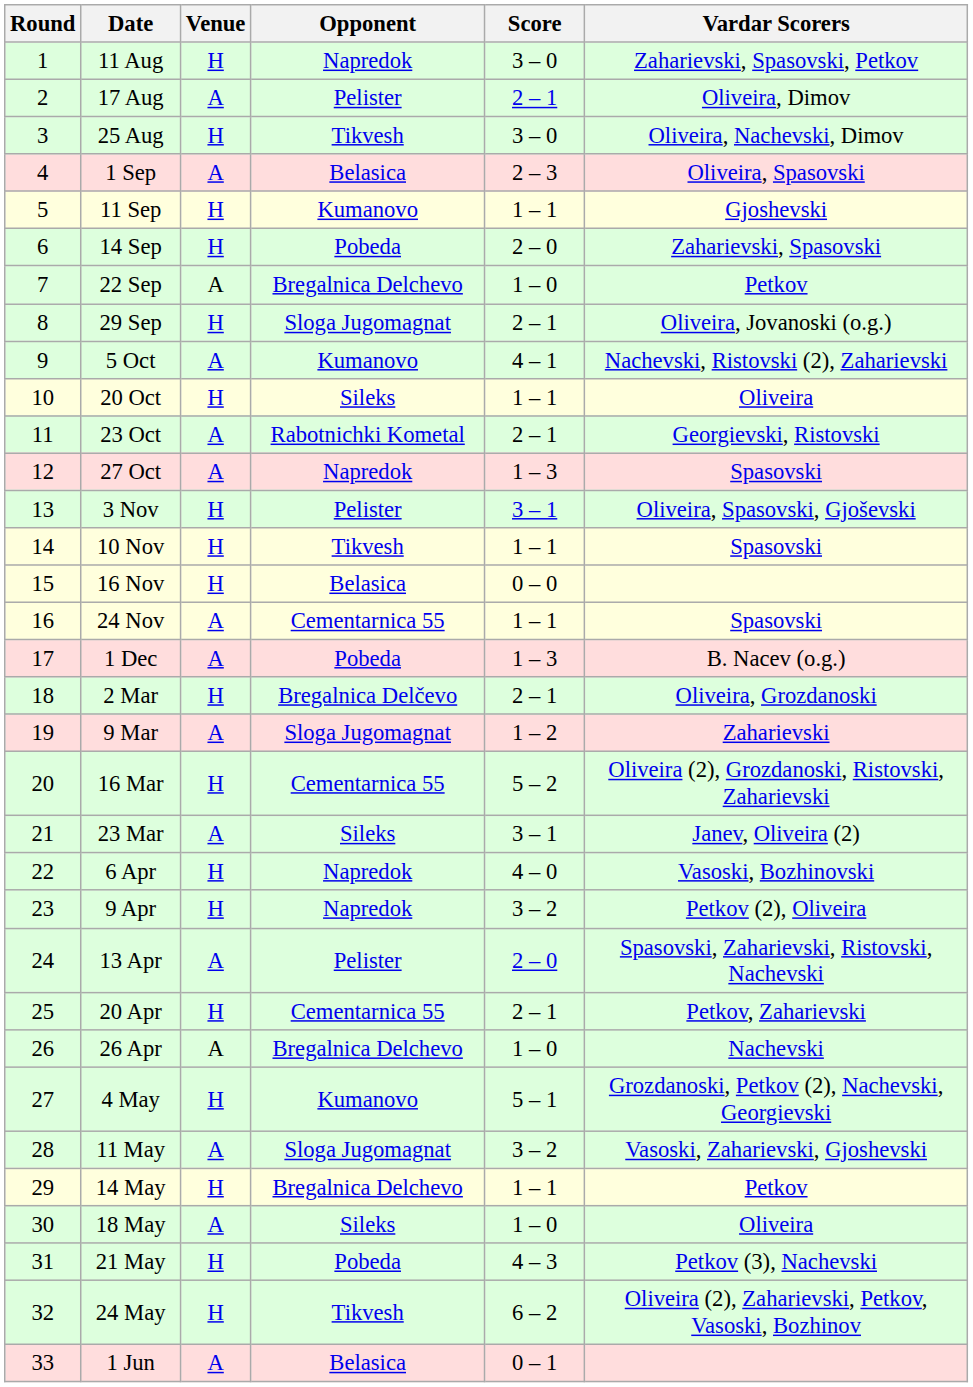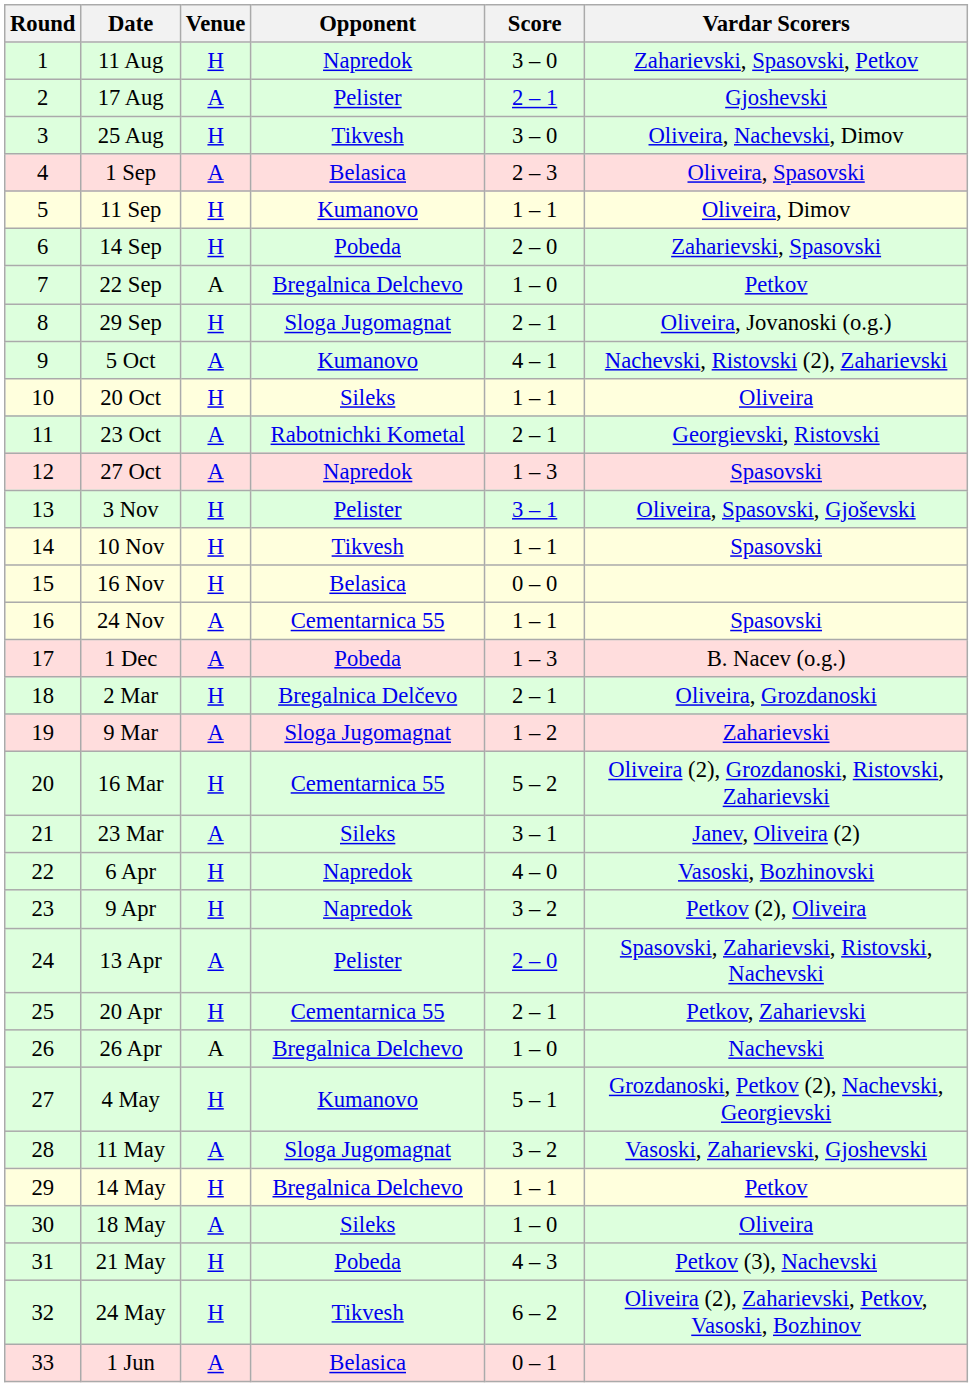(776, 98) Oliveira, Dimov -> (776, 98) Gjoshevski
(776, 210) Gjoshevski -> (776, 210) Oliveira, Dimov
